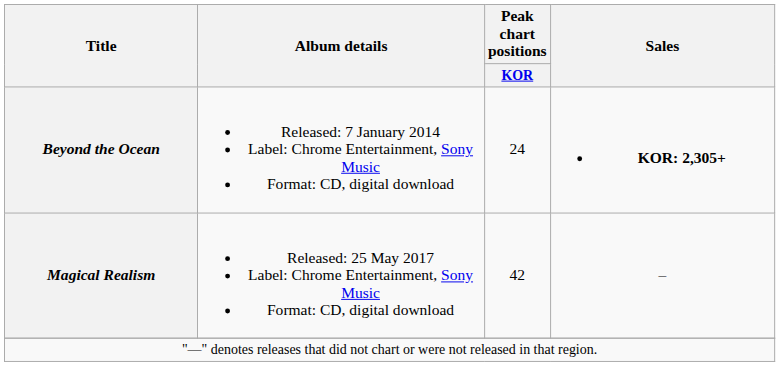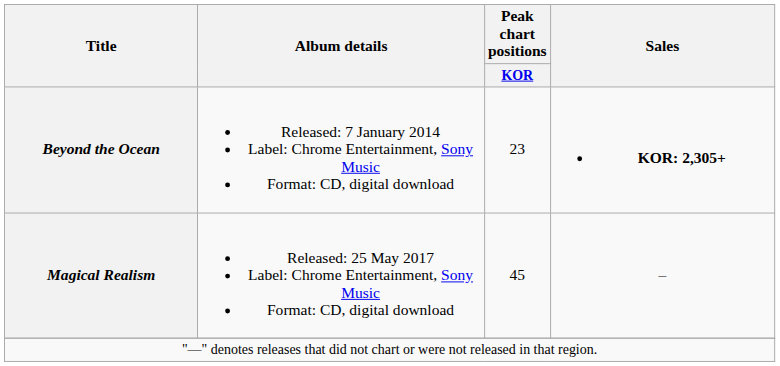(517, 149) 24 -> (517, 149) 23
(517, 275) 42 -> (517, 275) 45
